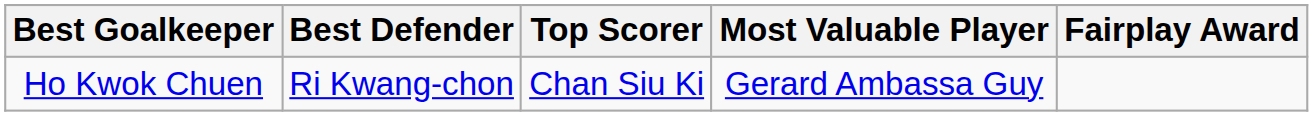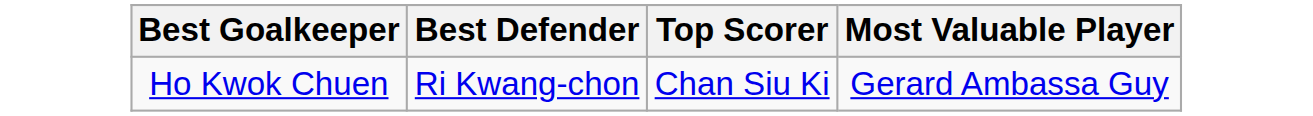- column: (1182, 30)
